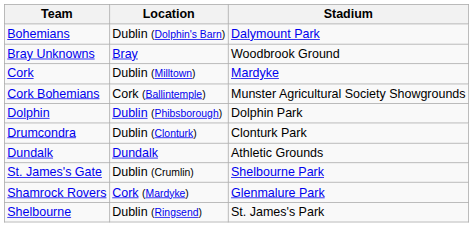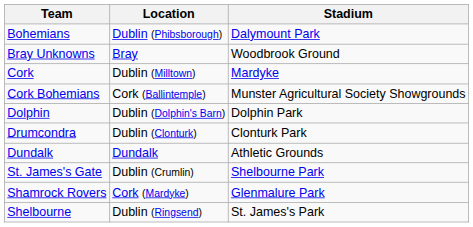(169, 34) Dublin (Dolphin's Barn) -> (167, 34) Dublin (Phibsborough)
(167, 113) Dublin (Phibsborough) -> (169, 113) Dublin (Dolphin's Barn)
